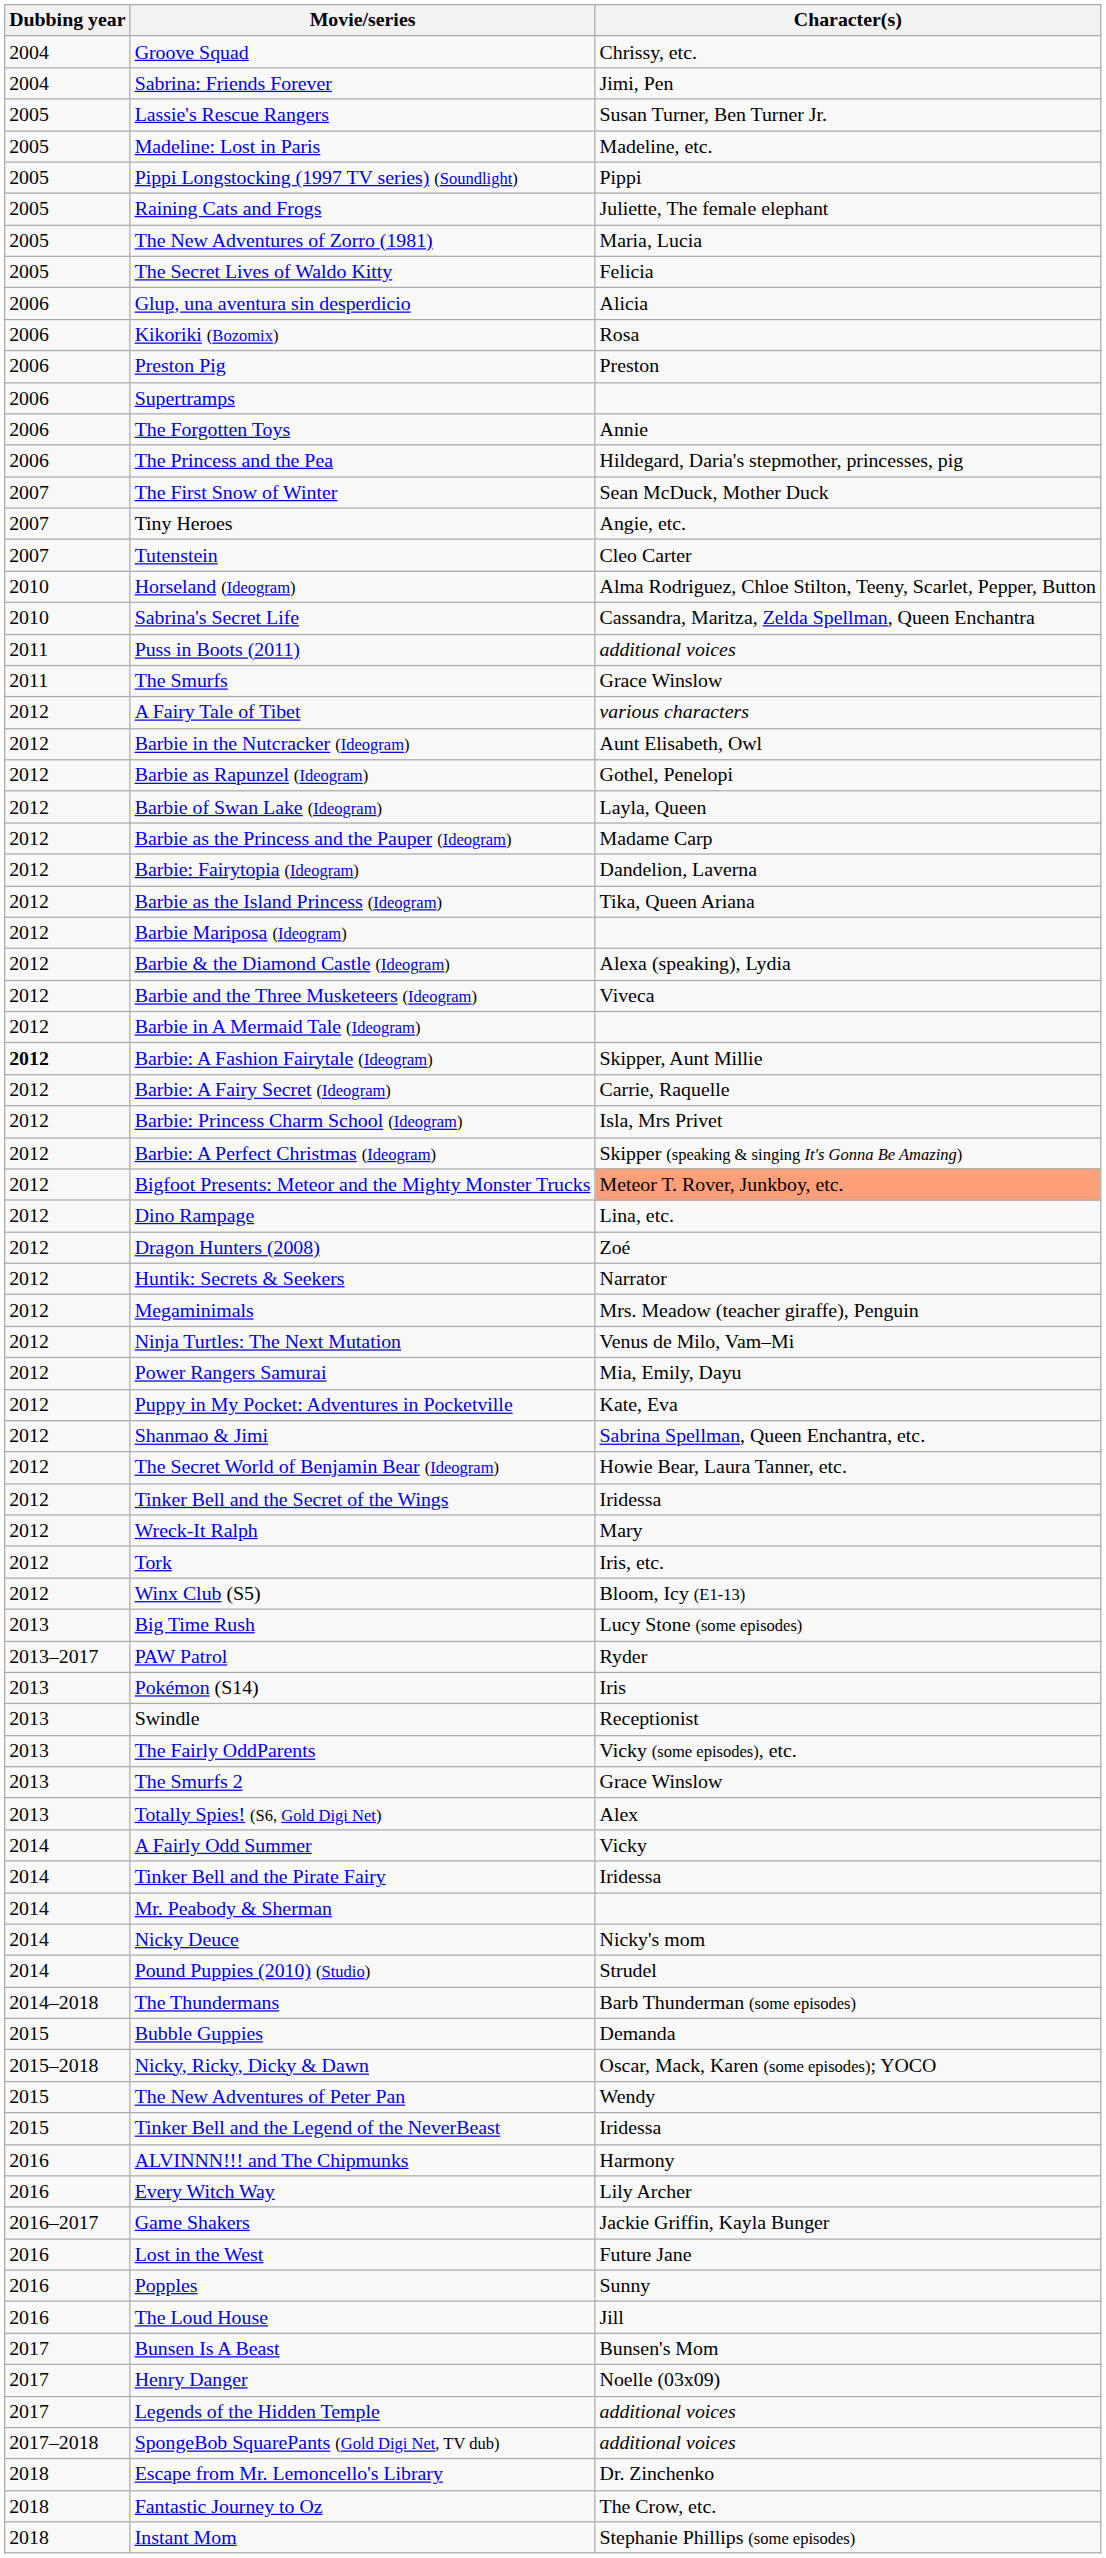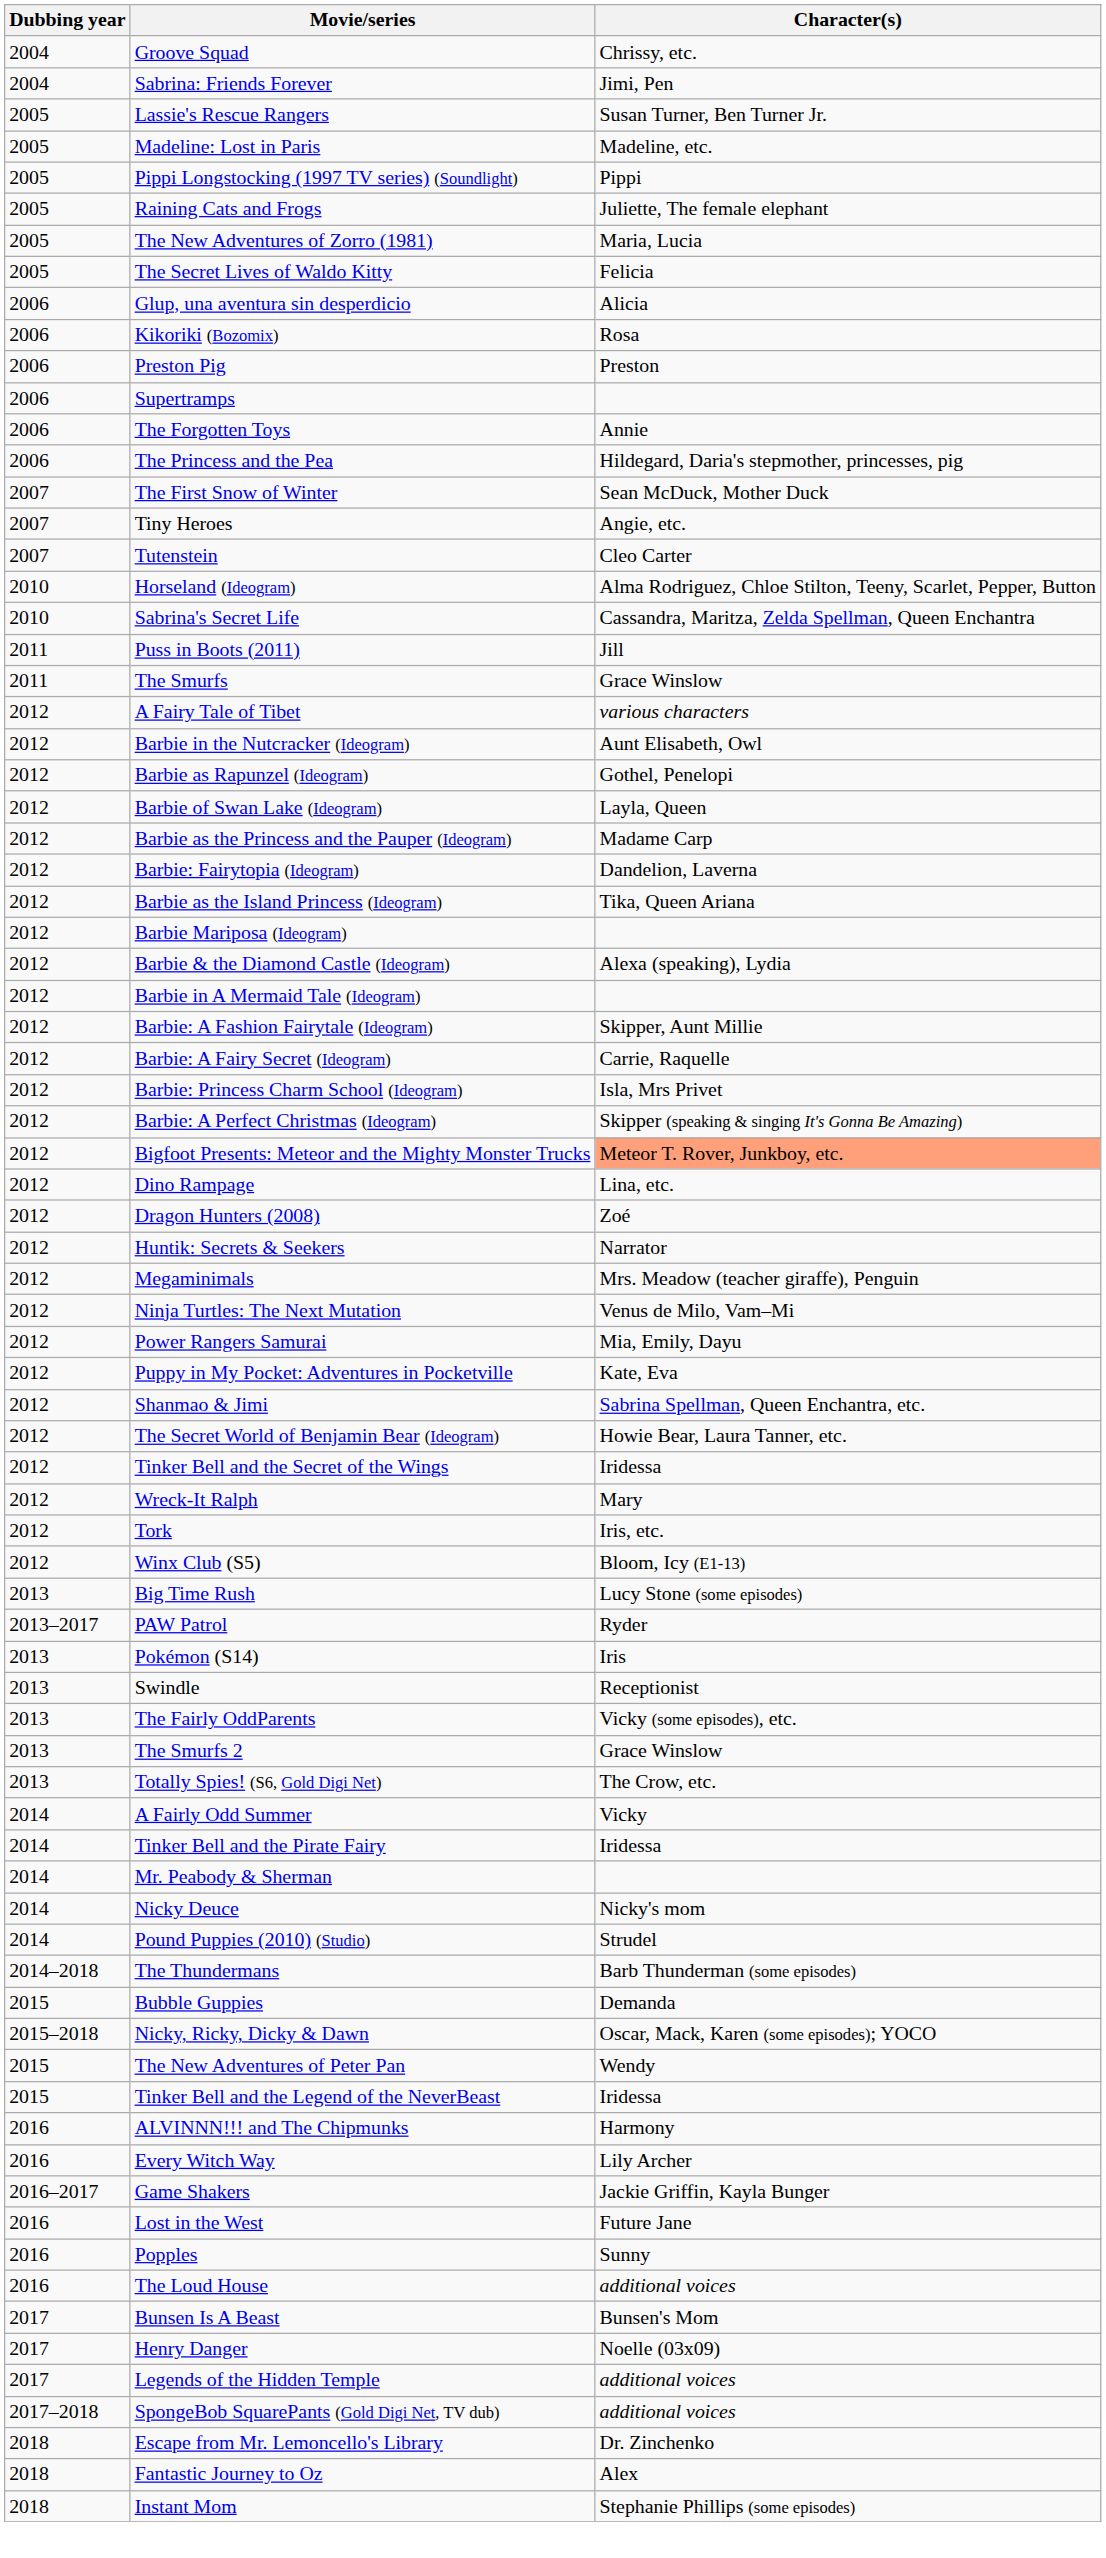(668, 649) additional voices -> (612, 649) Jill
- row: (306, 995)
(29, 1058) bold -> (29, 1027) normal
(619, 1813) Alex -> (658, 1782) The Crow, etc.
(612, 2317) Jill -> (668, 2285) additional voices
(658, 2505) The Crow, etc. -> (619, 2474) Alex
